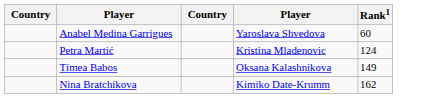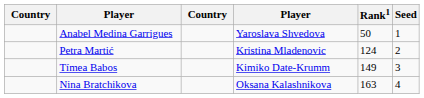+ column: (406, 14)
(366, 33) 60 -> (366, 33) 50
(284, 67) Oksana Kalashnikova -> (283, 67) Kimiko Date-Krumm
(283, 85) Kimiko Date-Krumm -> (284, 85) Oksana Kalashnikova
(368, 85) 162 -> (368, 85) 163
